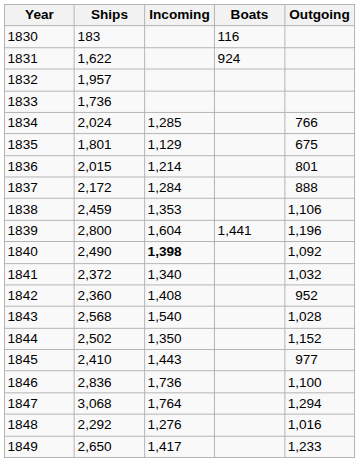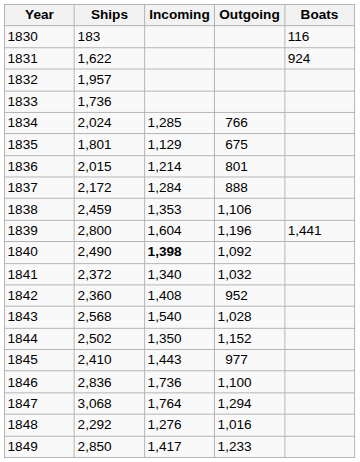columns swapped: (320, 15) <-> (249, 15)
(95, 446) 2,650 -> (95, 446) 2,850
